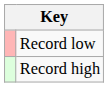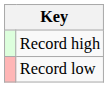rows swapped: (60, 69) <-> (58, 43)
